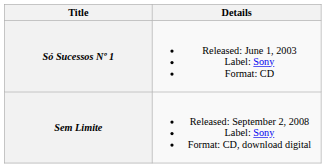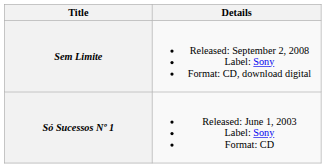rows swapped: (78, 56) <-> (78, 127)
